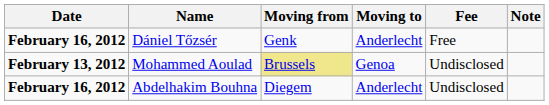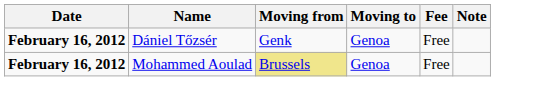(389, 40) Anderlecht -> (370, 40) Genoa
(67, 64) February 13, 2012 -> (67, 64) February 16, 2012
(466, 64) Undisclosed -> (436, 64) Free
- row: (195, 87)
